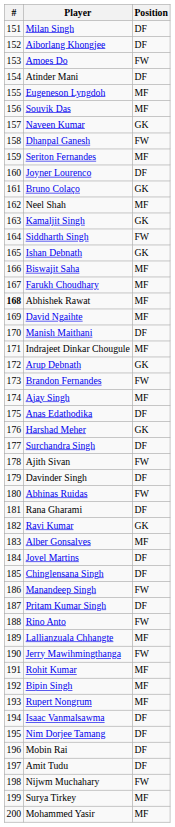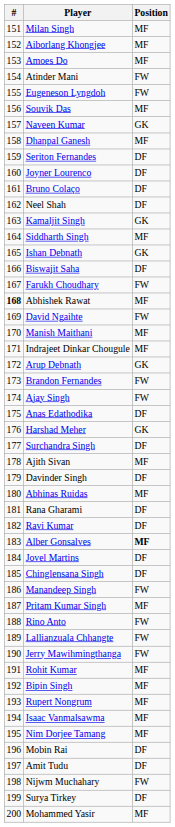(141, 28) DF -> (141, 28) MF
(141, 44) DF -> (141, 44) MF
(142, 60) FW -> (141, 60) MF
(141, 76) DF -> (142, 76) FW
(141, 92) MF -> (142, 92) FW
(142, 141) FW -> (141, 141) MF
(141, 157) MF -> (141, 157) DF
(141, 189) GK -> (141, 189) DF
(141, 205) MF -> (141, 205) DF
(142, 237) FW -> (141, 237) MF
(141, 269) MF -> (141, 269) DF
(141, 285) MF -> (142, 285) FW
(141, 317) MF -> (142, 317) FW
(141, 333) DF -> (141, 333) MF
(141, 397) MF -> (142, 397) FW
(142, 461) FW -> (141, 461) MF
(142, 493) FW -> (141, 493) MF
(141, 525) GK -> (141, 525) DF
(141, 542) normal -> (142, 542) bold
(141, 606) DF -> (141, 606) MF
(141, 638) MF -> (142, 638) FW
(141, 718) DF -> (141, 718) MF
(141, 734) DF -> (141, 734) MF
(141, 798) MF -> (141, 798) DF
